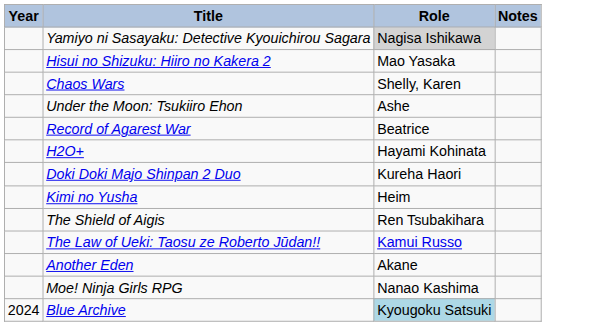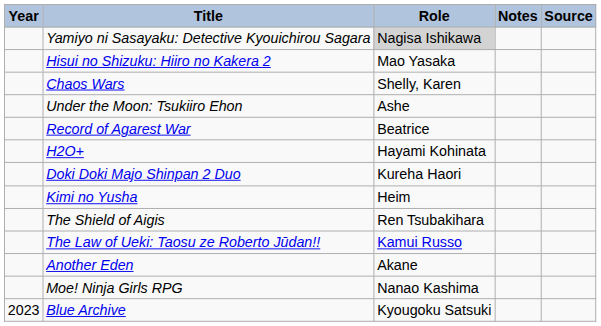+ column: (569, 16)
(24, 310) 2024 -> (24, 310) 2023
(434, 310) lightblue background -> (434, 310) no background
